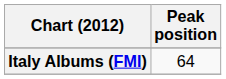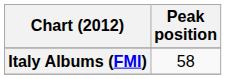(186, 61) 64 -> (186, 61) 58
